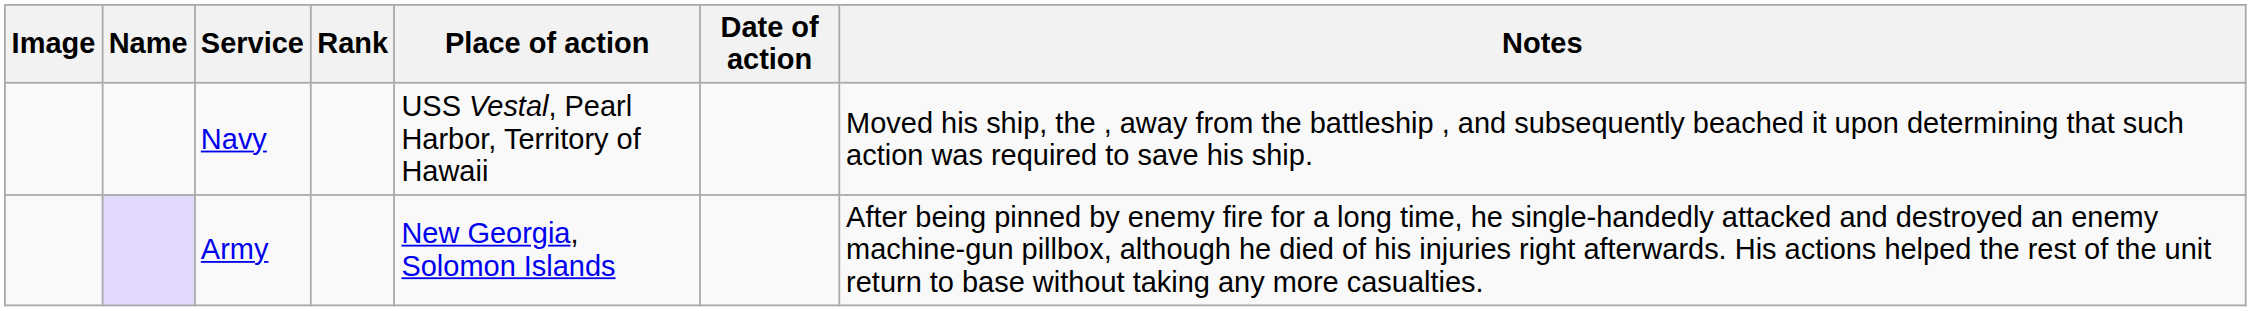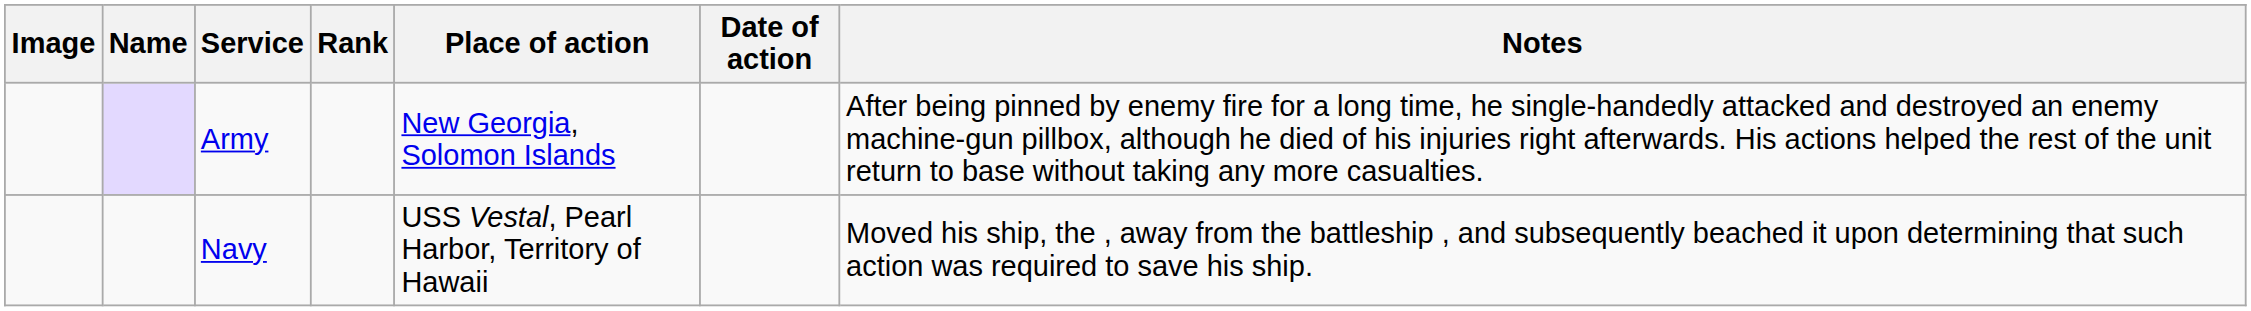rows swapped: (234, 138) <-> (235, 249)
